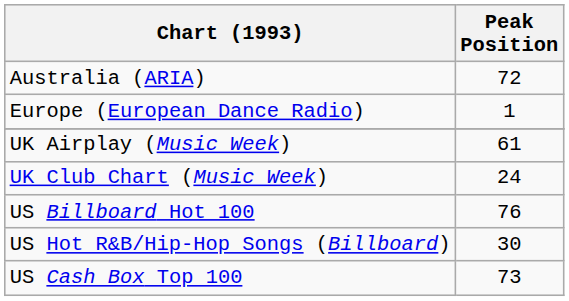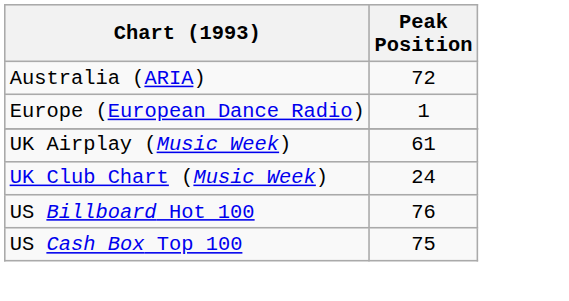- row: (230, 245)
(509, 278) 73 -> (424, 245) 75
